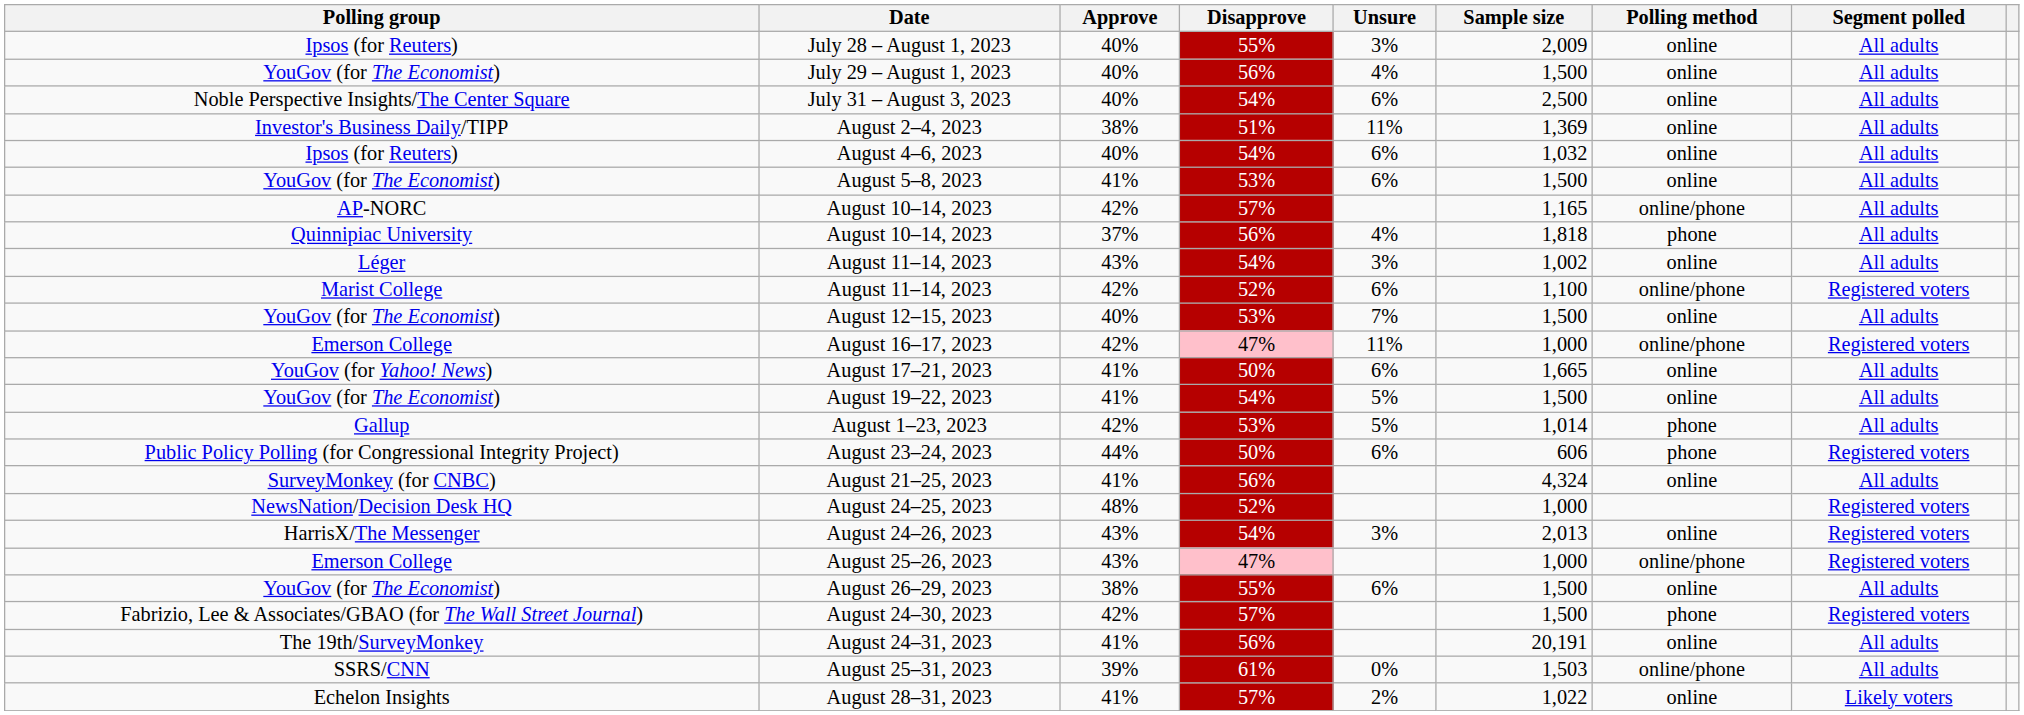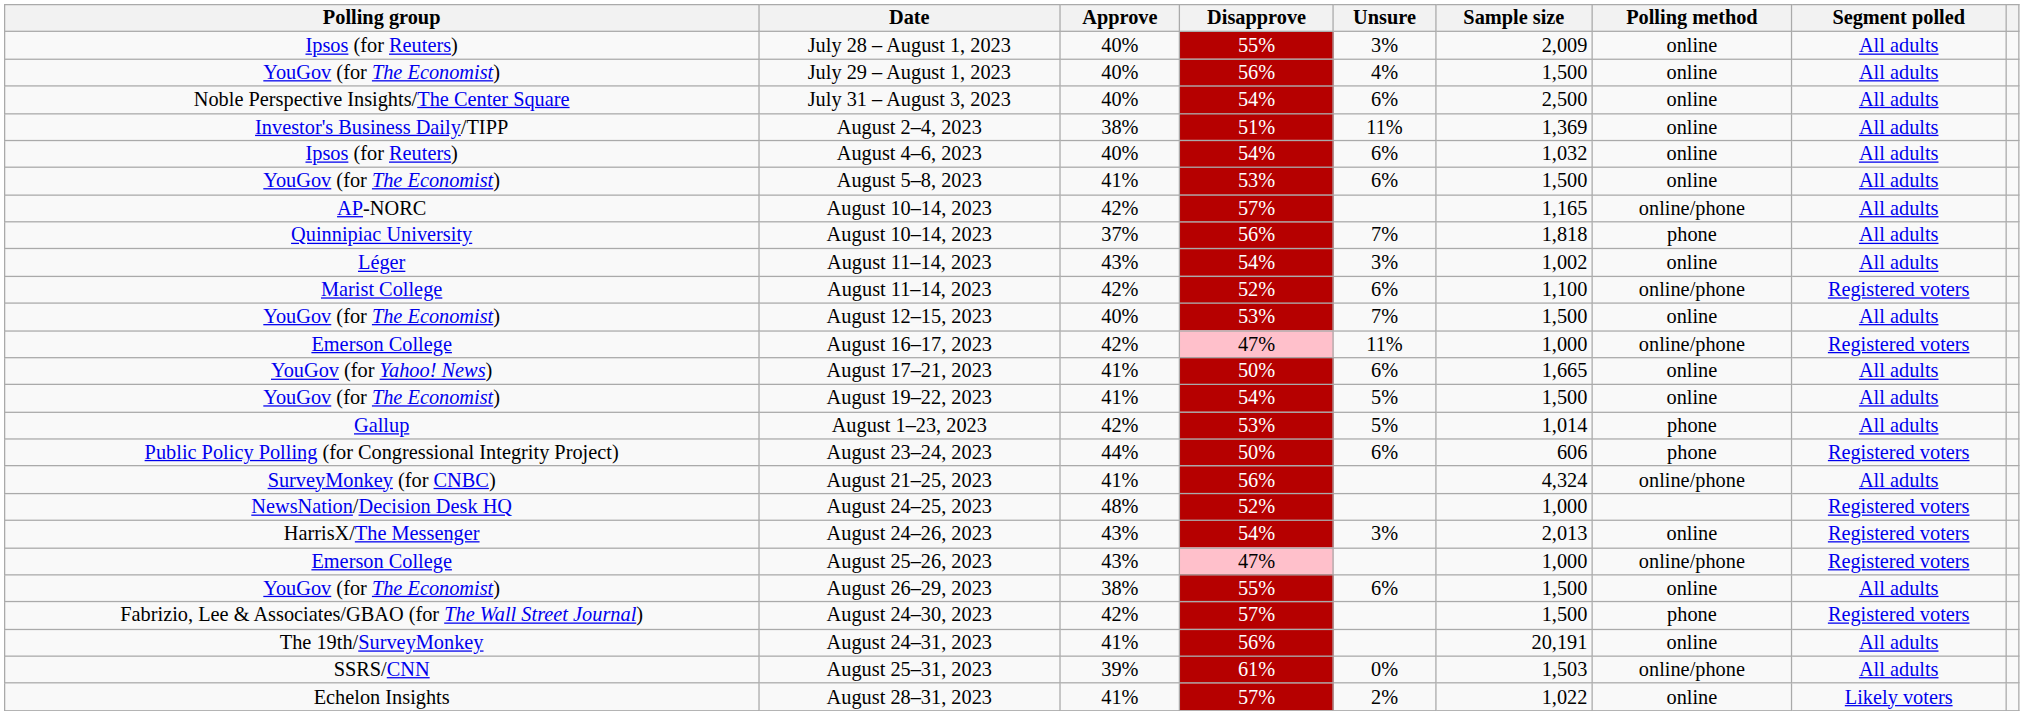(1385, 235) 4% -> (1385, 235) 7%
(1692, 479) online -> (1692, 479) online/phone
